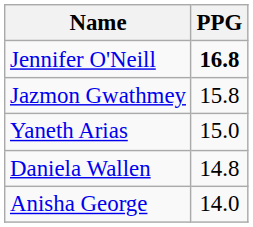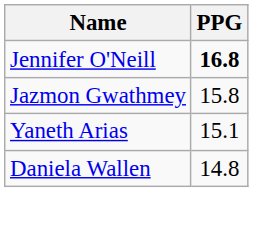(219, 131) 15.0 -> (219, 131) 15.1
- row: (79, 204)
